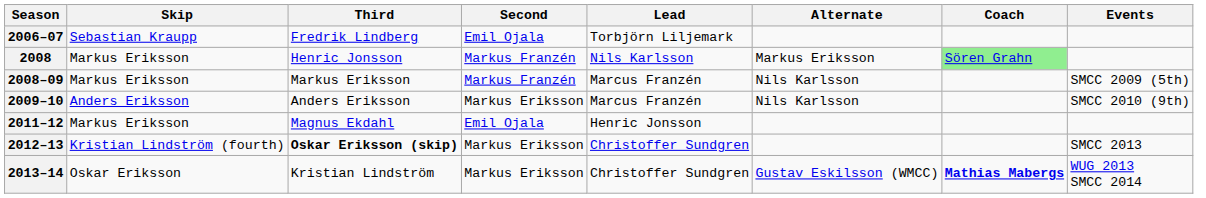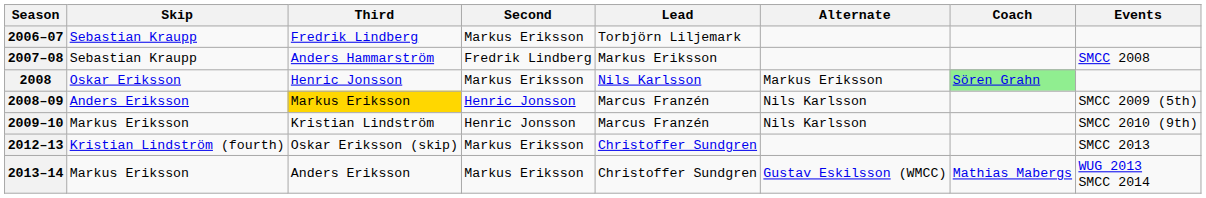(504, 37) Emil Ojala -> (524, 37) Markus Eriksson
+ row: (36, 59)
(129, 59) Markus Eriksson -> (125, 80) Oskar Eriksson
(520, 59) Markus Franzén -> (524, 80) Markus Eriksson
(129, 80) Markus Eriksson -> (129, 102) Anders Eriksson
(351, 80) no background -> (351, 102) gold background
(520, 80) Markus Franzén -> (520, 102) Henric Jonsson
(129, 102) Anders Eriksson -> (129, 123) Markus Eriksson
(351, 102) Anders Eriksson -> (362, 123) Kristian Lindström
(524, 102) Markus Eriksson -> (520, 123) Henric Jonsson
- row: (36, 123)
(374, 145) bold -> (374, 145) normal
(125, 174) Oskar Eriksson -> (129, 174) Markus Eriksson
(362, 174) Kristian Lindström -> (351, 174) Anders Eriksson
(1004, 174) bold -> (1012, 174) normal
